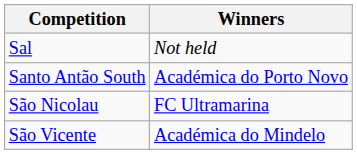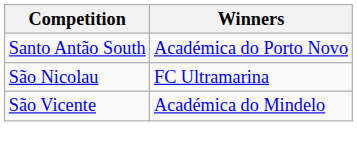- row: (20, 47)
